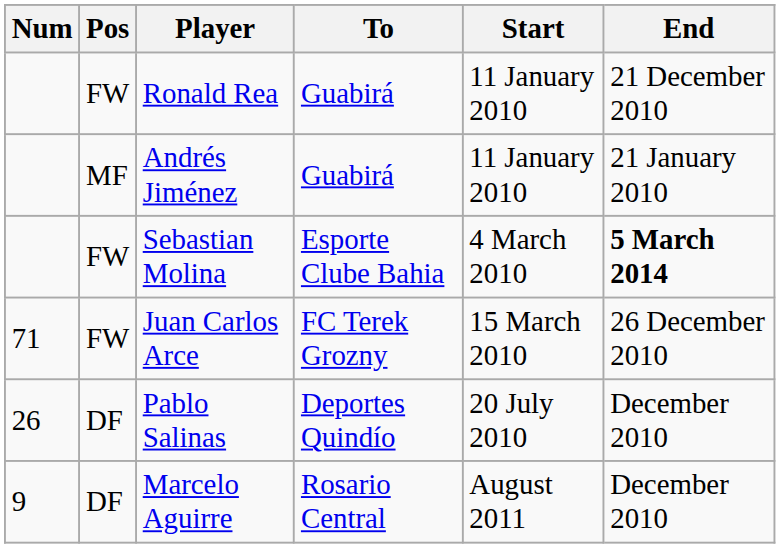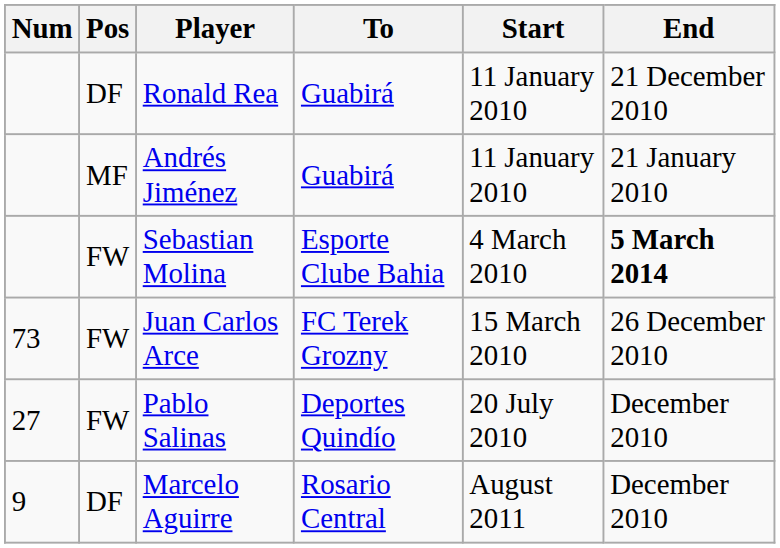(108, 93) FW -> (104, 93) DF
(26, 338) 71 -> (26, 338) 73
(26, 420) 26 -> (26, 420) 27
(104, 420) DF -> (108, 420) FW
